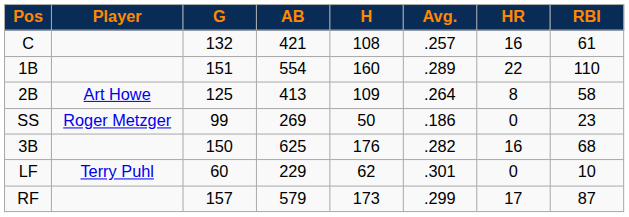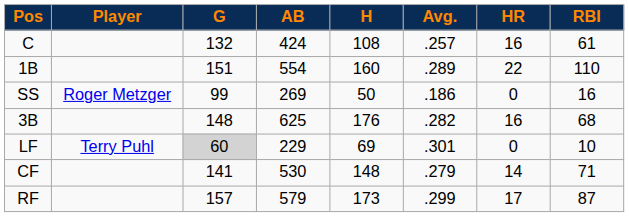(293, 43) 421 -> (293, 43) 424
- row: (28, 95)
(587, 120) 23 -> (587, 95) 16
(219, 146) 150 -> (219, 120) 148
(219, 172) no background -> (219, 146) lightgrey background
(366, 172) 62 -> (366, 146) 69
+ row: (28, 172)
